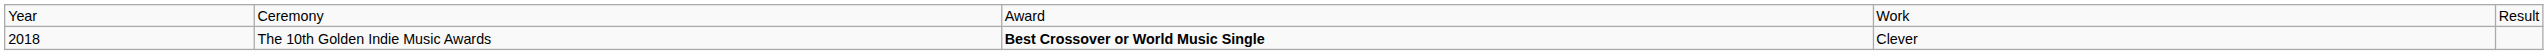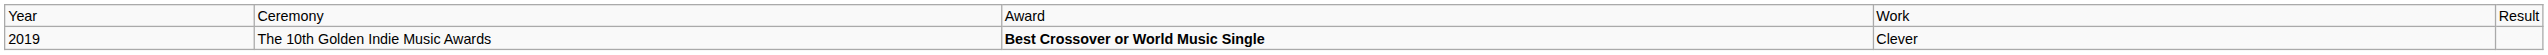(24, 38) 2018 -> (24, 38) 2019
